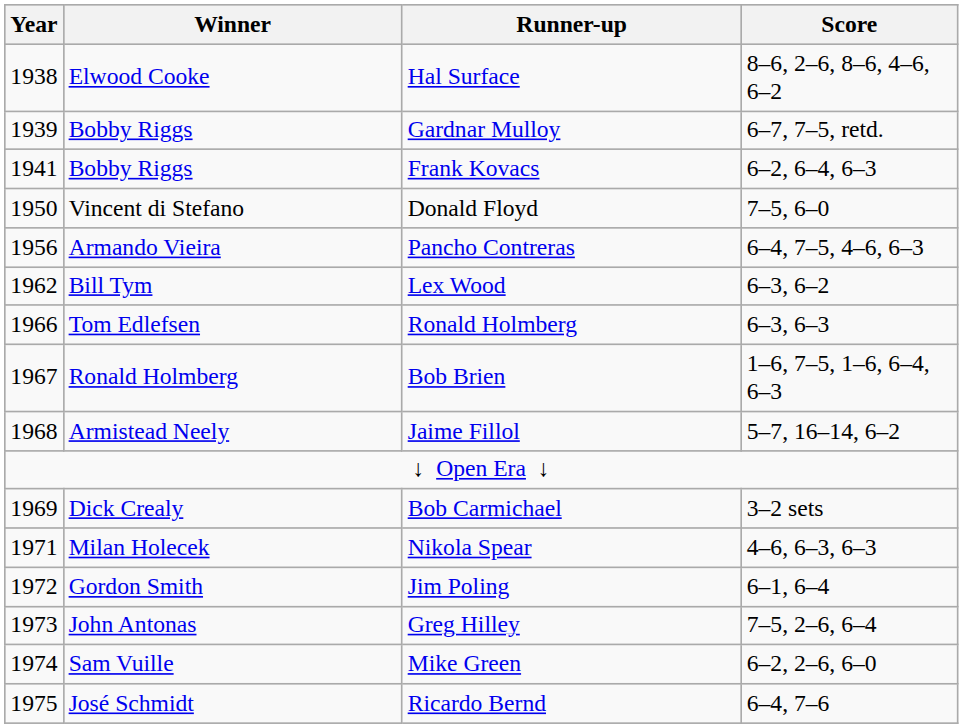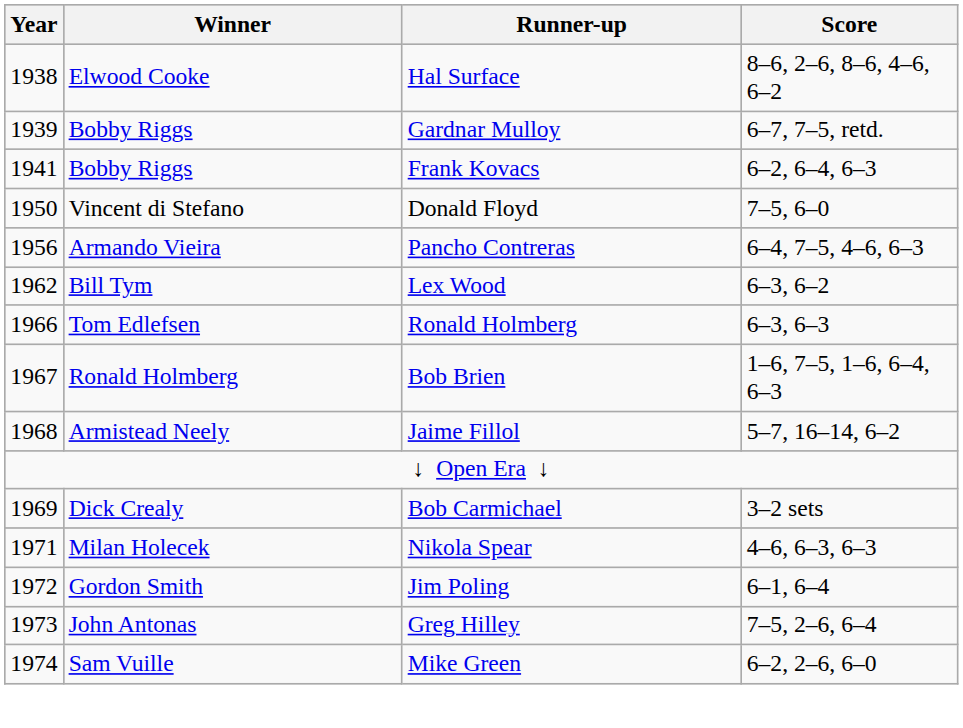- row: (477, 703)
